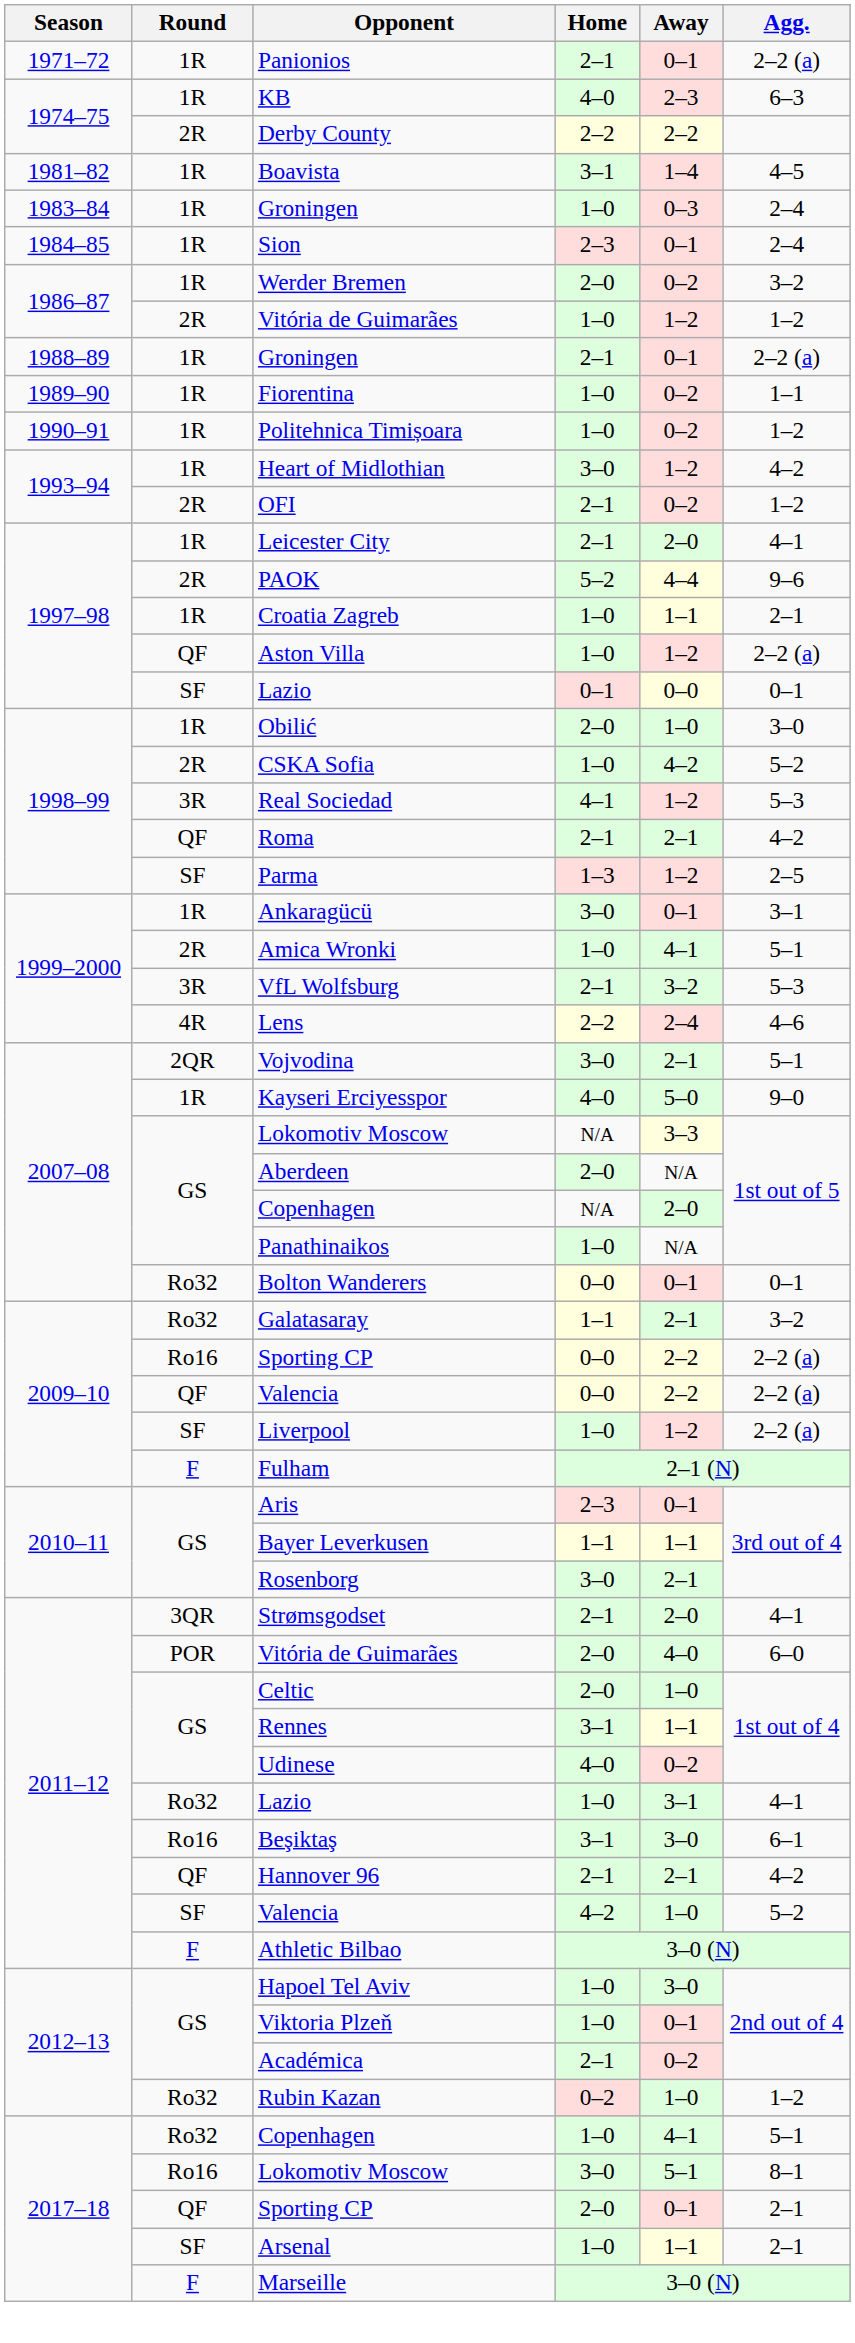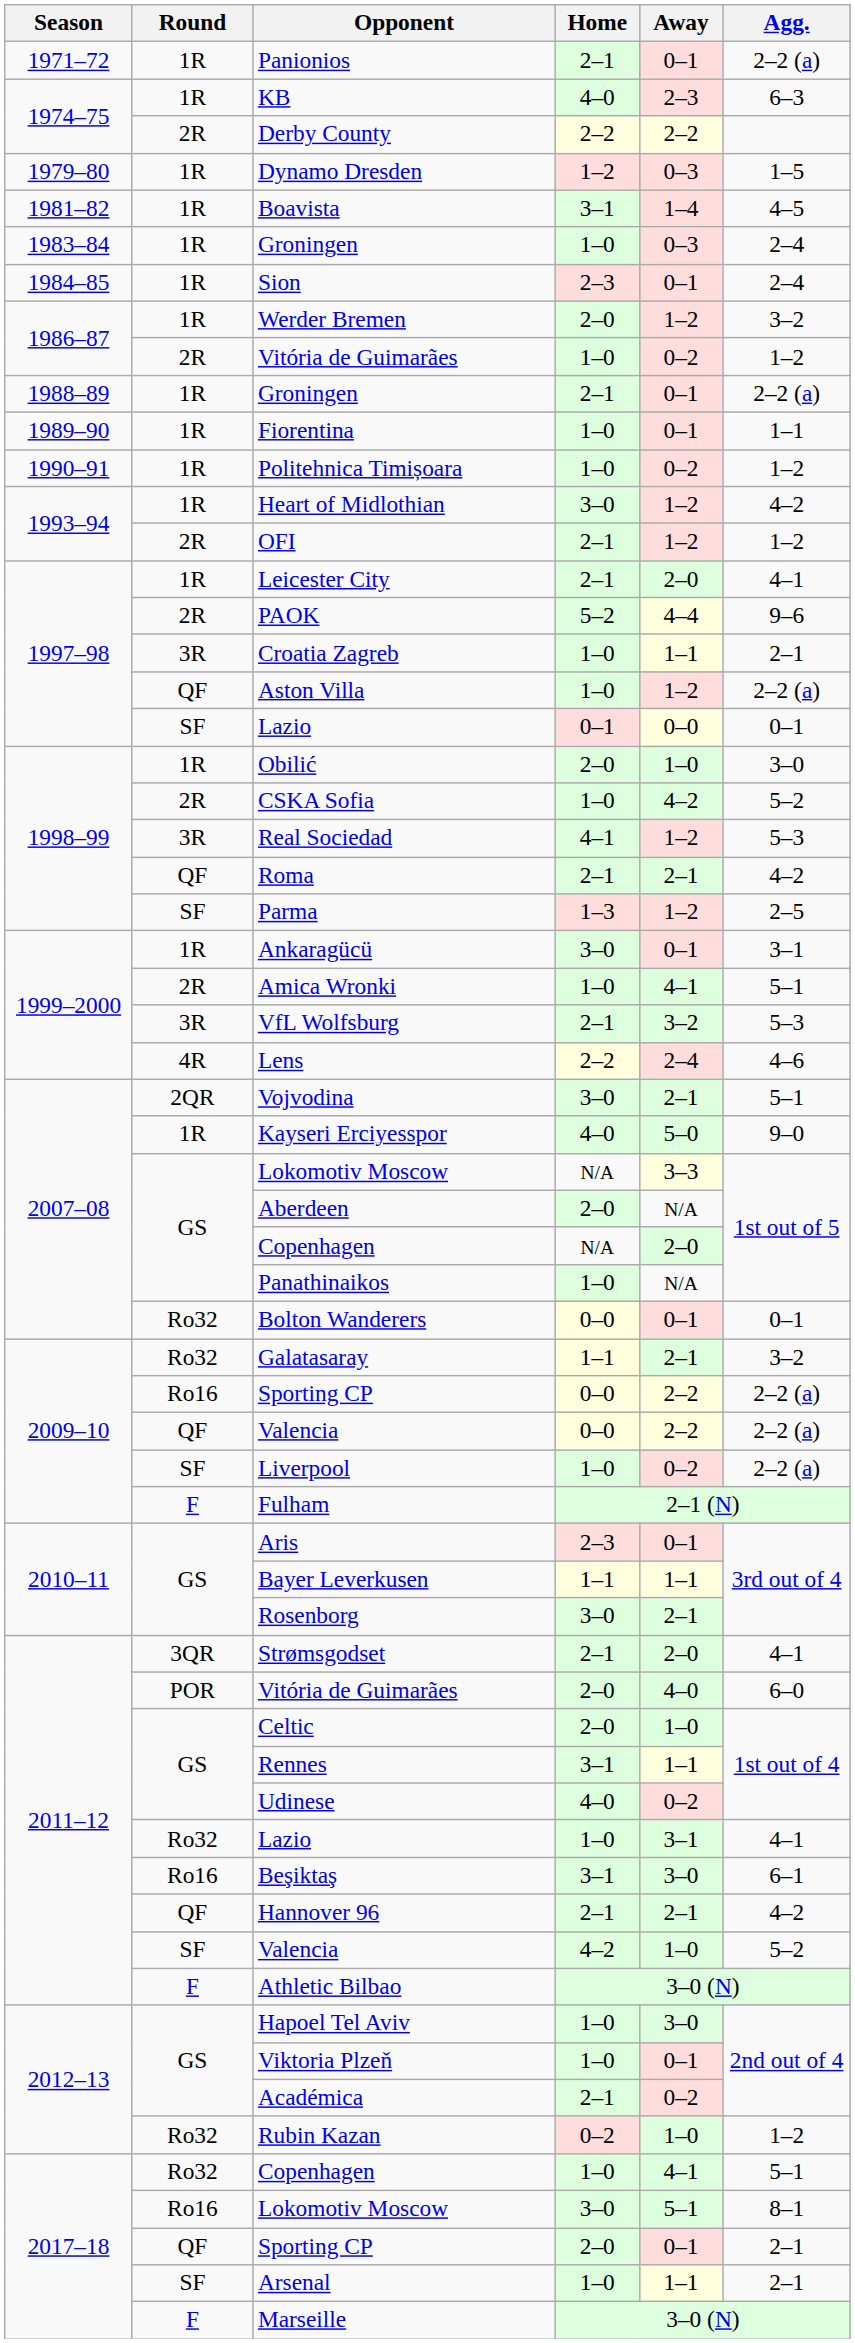+ row: (69, 171)
(681, 282) 0–2 -> (681, 319) 1–2
(681, 319) 1–2 -> (681, 356) 0–2
(681, 393) 0–2 -> (681, 430) 0–1
(681, 504) 0–2 -> (681, 541) 1–2
(192, 615) 1R -> (192, 652) 3R
(681, 1430) 1–2 -> (681, 1467) 0–2
